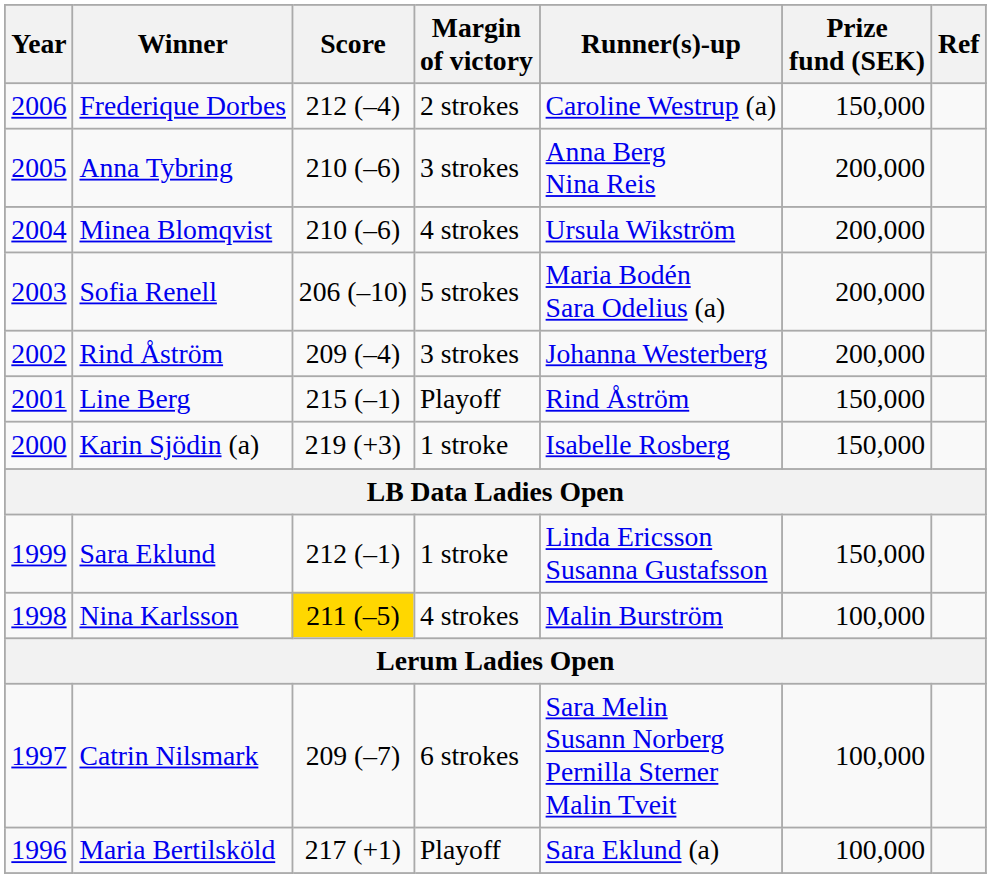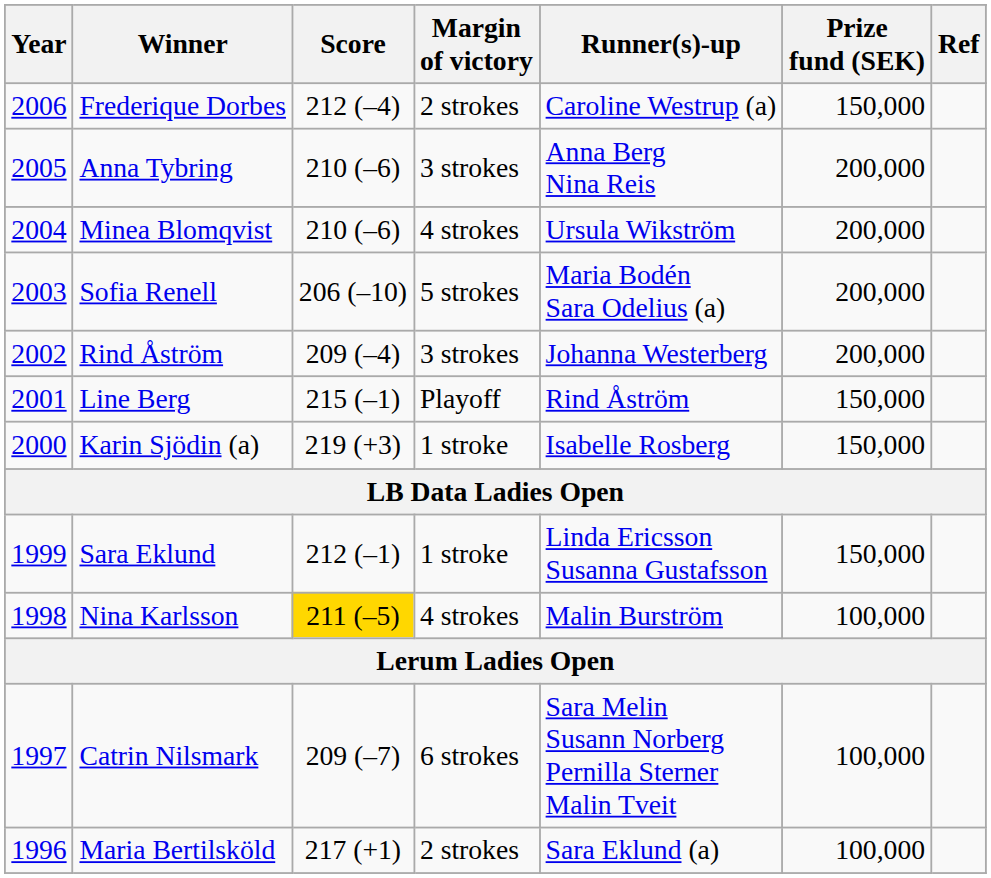(460, 849) Playoff -> (469, 849) 2 strokes
